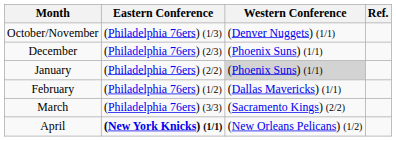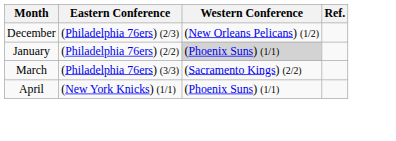- row: (53, 32)
(275, 51) (Phoenix Suns) (1/1) -> (252, 32) (New Orleans Pelicans) (1/2)
- row: (53, 88)
(163, 126) bold -> (118, 88) normal
(295, 126) (New Orleans Pelicans) (1/2) -> (232, 88) (Phoenix Suns) (1/1)
